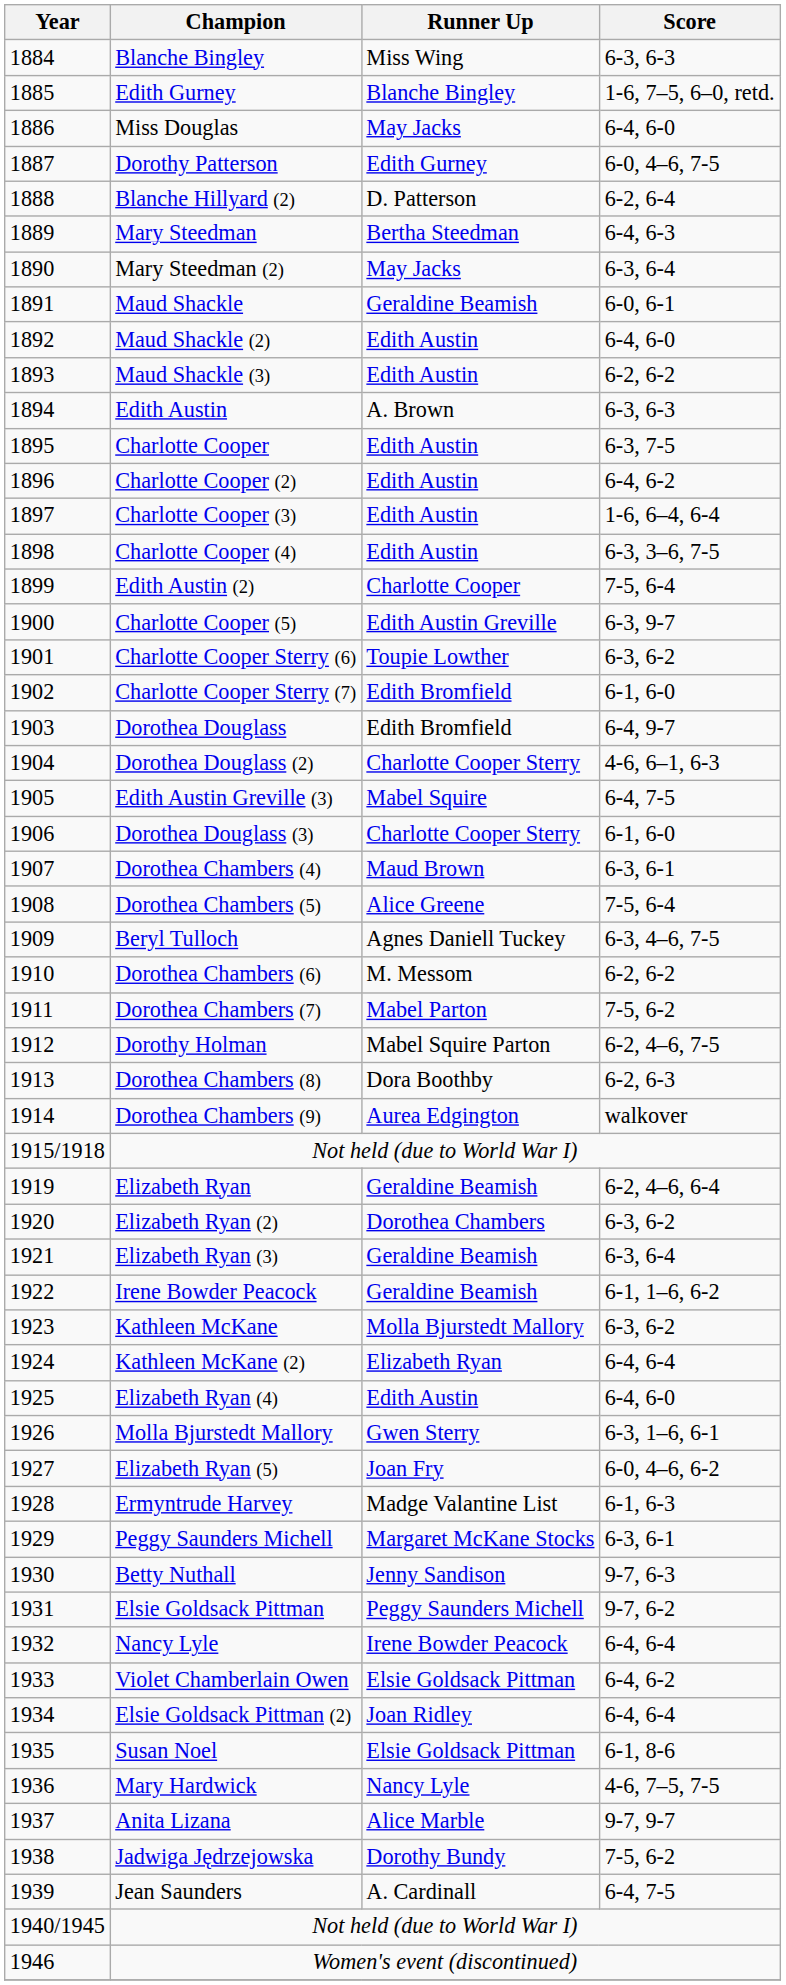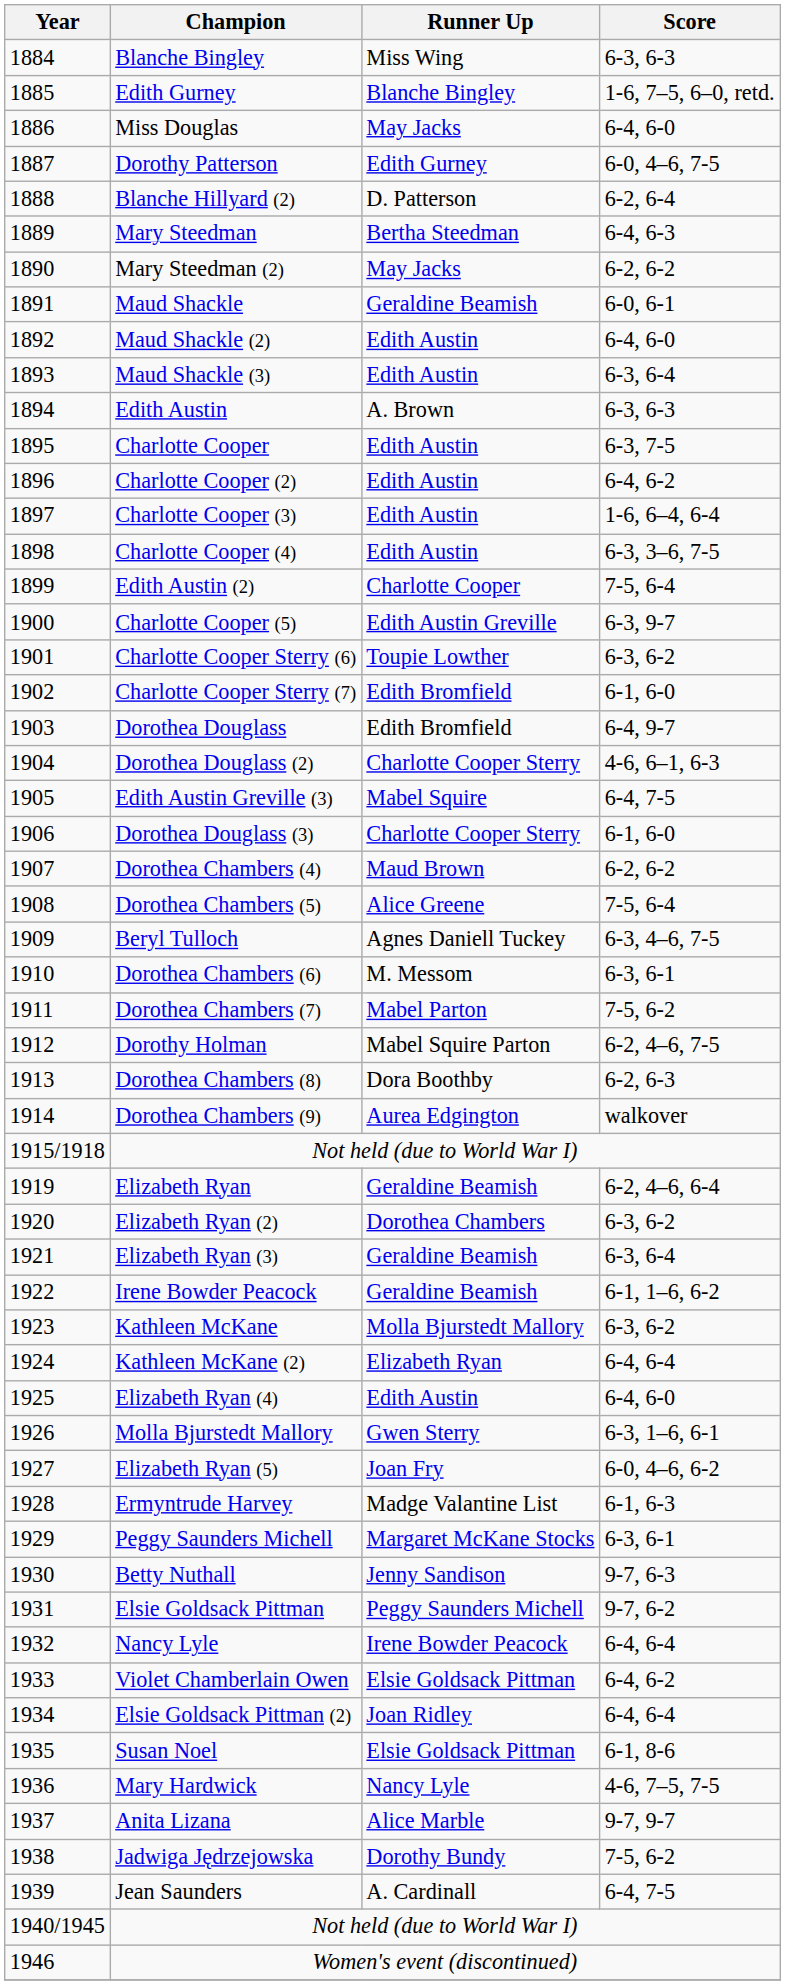(640, 269) 6-3, 6-4 -> (640, 269) 6-2, 6-2
(640, 374) 6-2, 6-2 -> (640, 374) 6-3, 6-4
(640, 868) 6-3, 6-1 -> (640, 868) 6-2, 6-2
(640, 974) 6-2, 6-2 -> (640, 974) 6-3, 6-1
